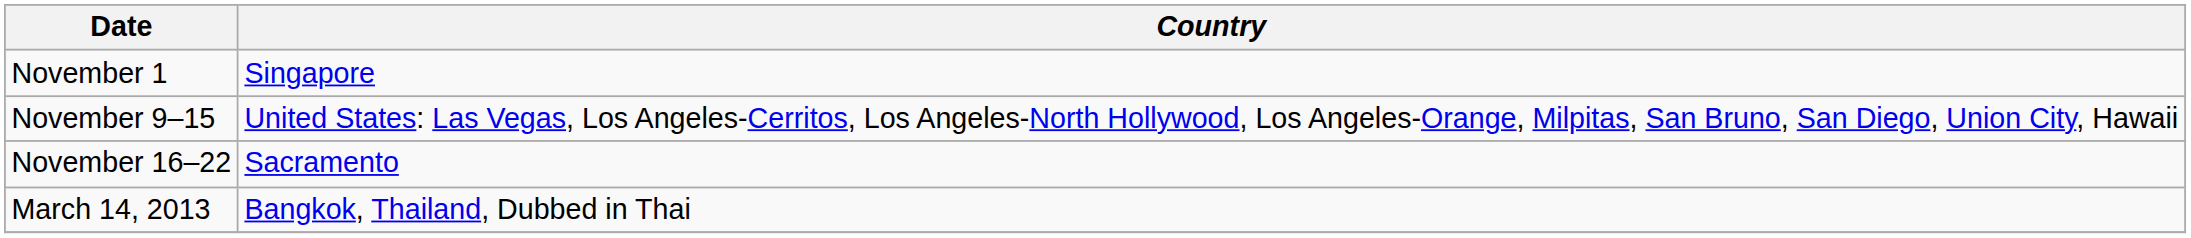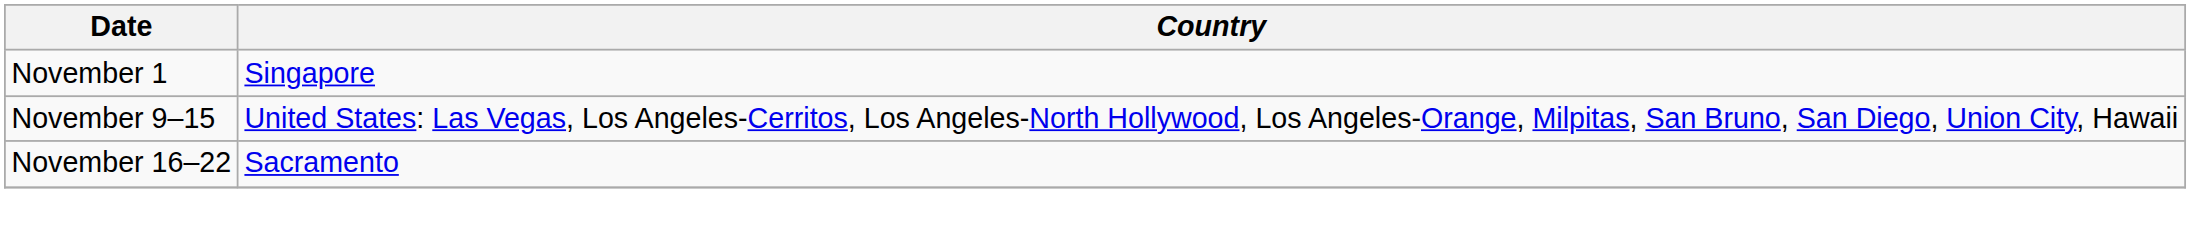- row: (111, 208)
